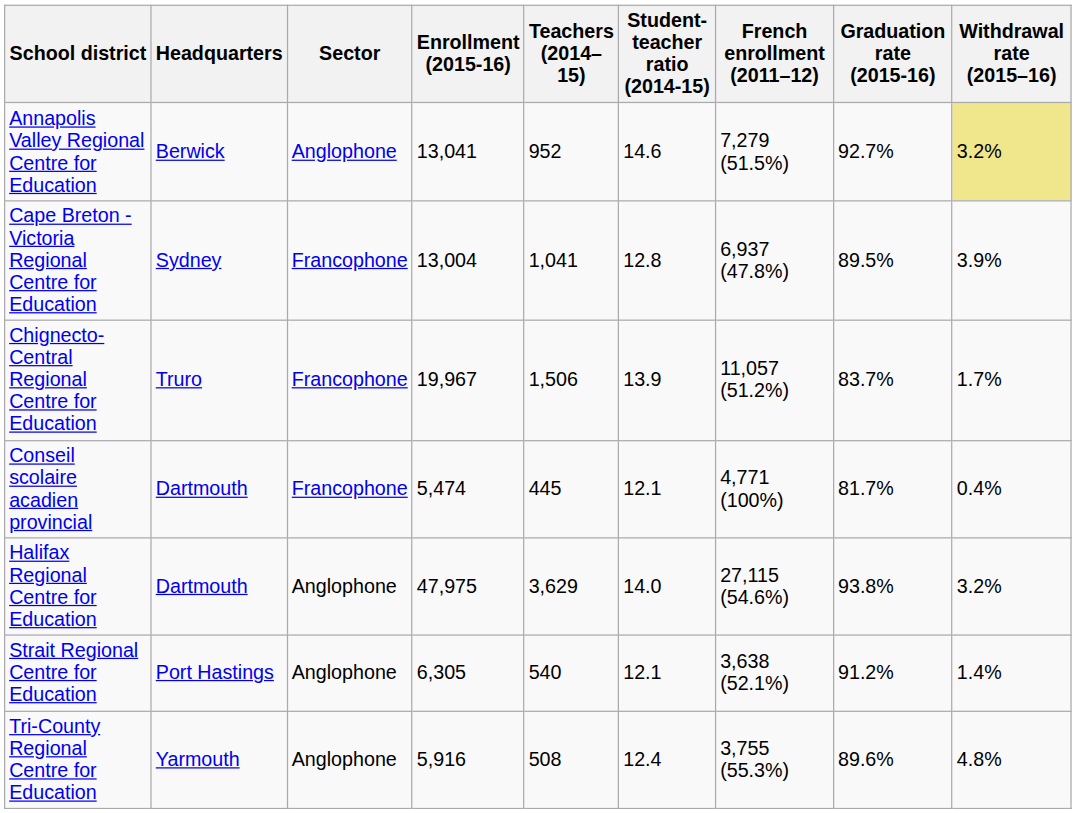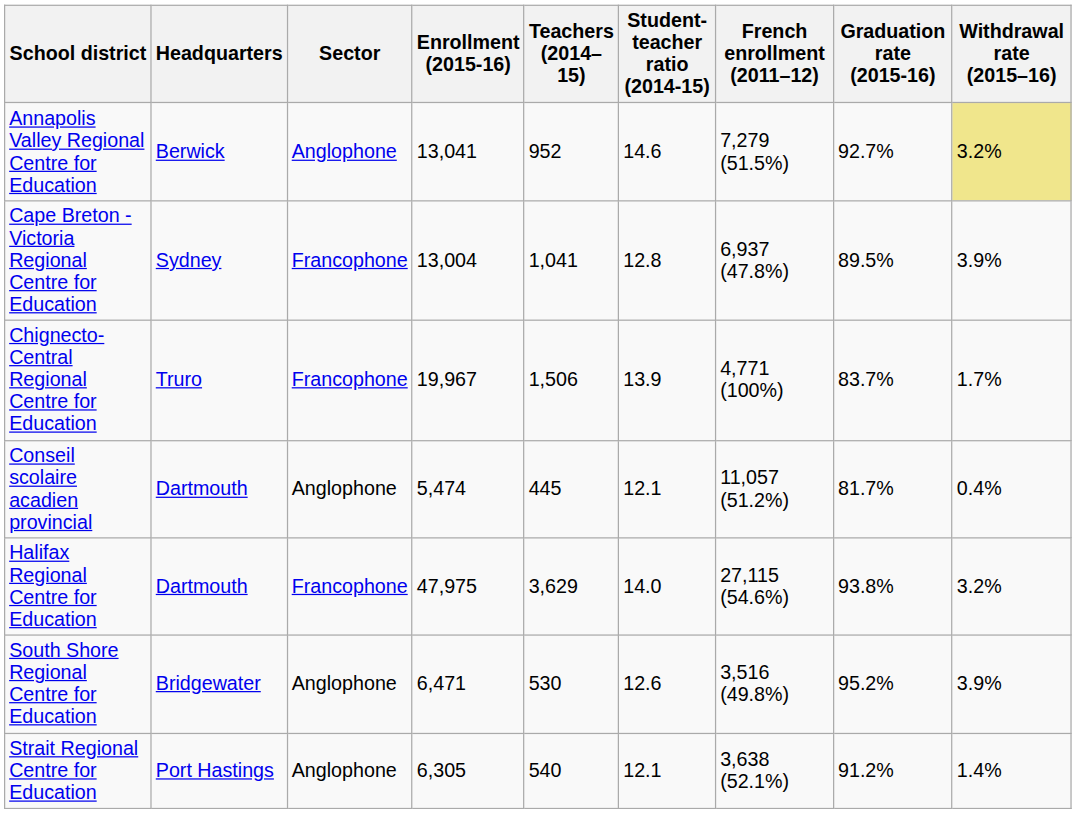(755, 380) 11,057 (51.2%) -> (752, 380) 4,771 (100%)
(350, 488) Francophone -> (344, 488) Anglophone
(752, 488) 4,771 (100%) -> (755, 488) 11,057 (51.2%)
(344, 586) Anglophone -> (350, 586) Francophone
+ row: (64, 684)
- row: (55, 759)
